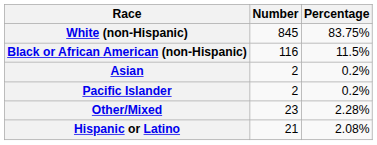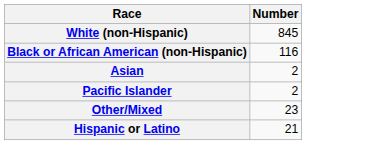- column: (337, 14)
